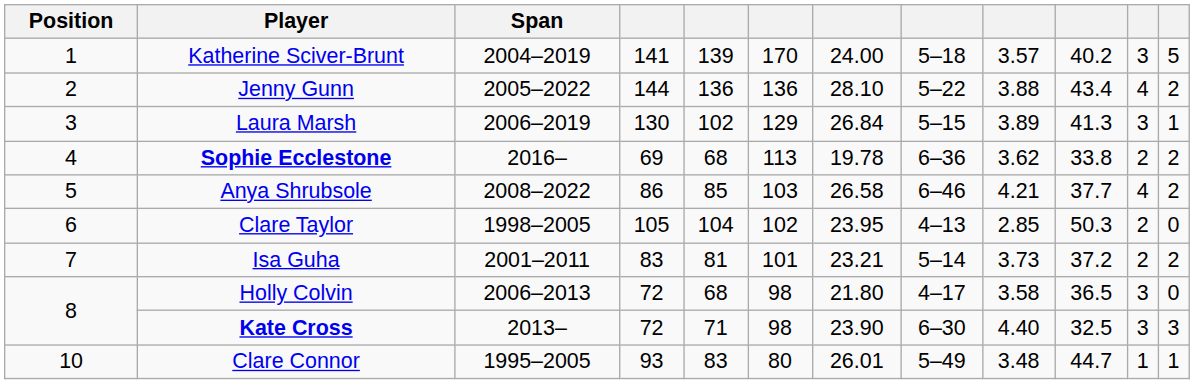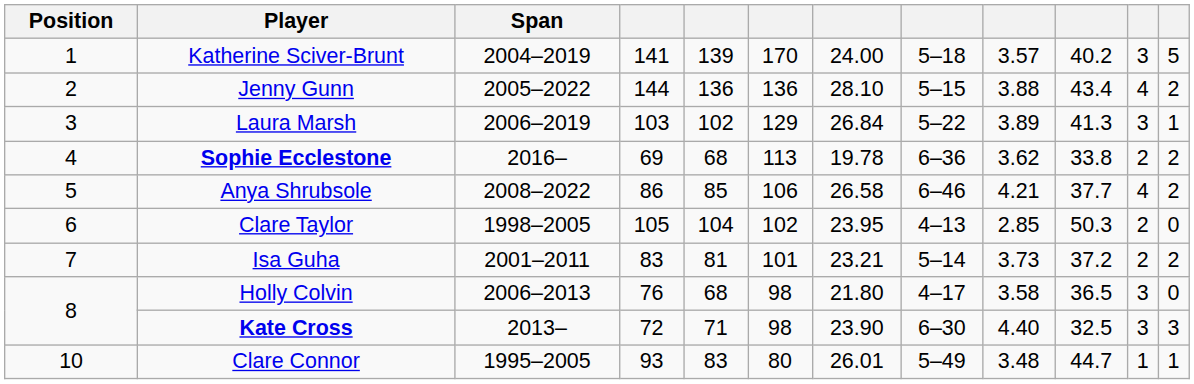(942, 89) 5–22 -> (942, 89) 5–15
(652, 123) 130 -> (652, 123) 103
(942, 123) 5–15 -> (942, 123) 5–22
(780, 191) 103 -> (780, 191) 106
(652, 293) 72 -> (652, 293) 76
